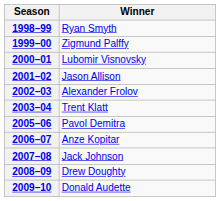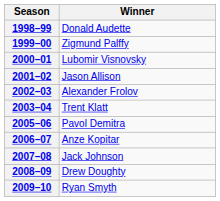(89, 28) Ryan Smyth -> (96, 28) Donald Audette
(96, 188) Donald Audette -> (89, 188) Ryan Smyth
